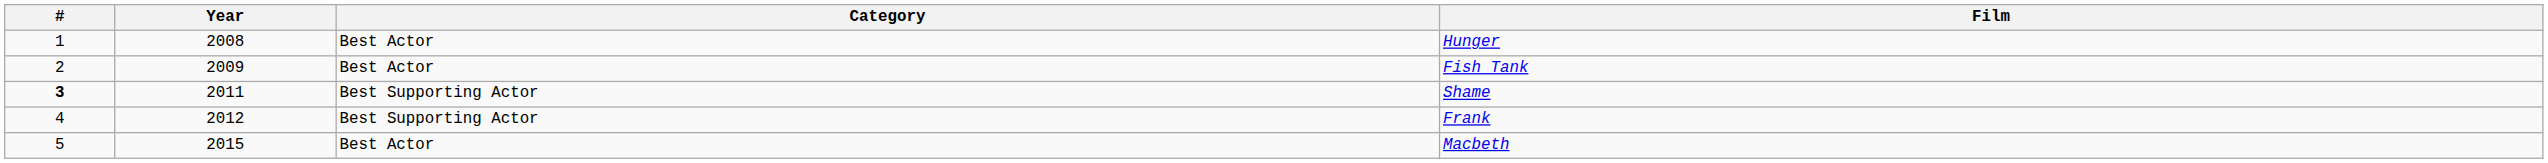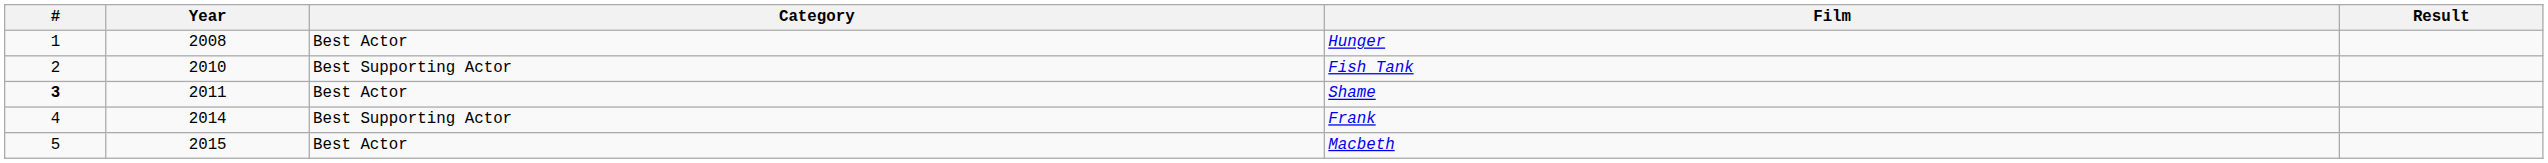+ column: (2441, 18)
(225, 69) 2009 -> (208, 69) 2010
(387, 69) Best Actor -> (413, 69) Best Supporting Actor
(439, 94) Best Supporting Actor -> (360, 94) Best Actor
(225, 120) 2012 -> (208, 120) 2014
